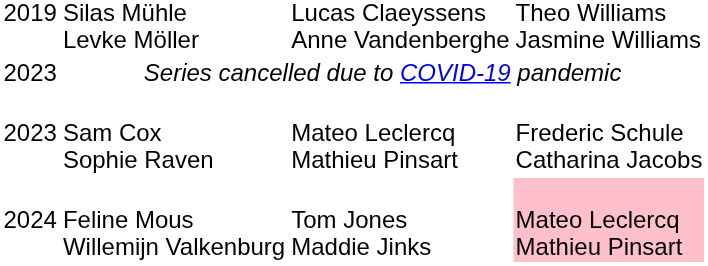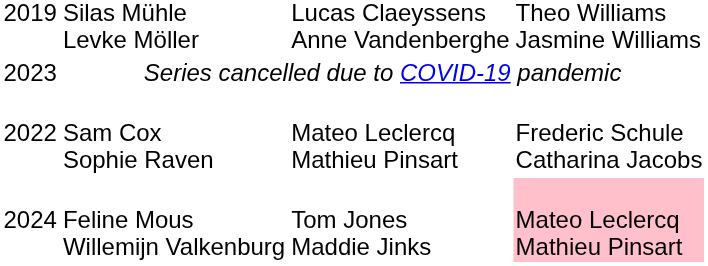(30, 132) 2023 -> (30, 132) 2022
